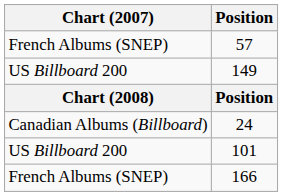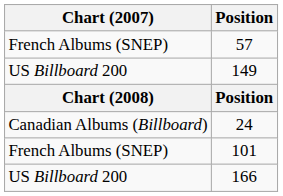(68, 151) US Billboard 200 -> (88, 151) French Albums (SNEP)
(88, 177) French Albums (SNEP) -> (68, 177) US Billboard 200
